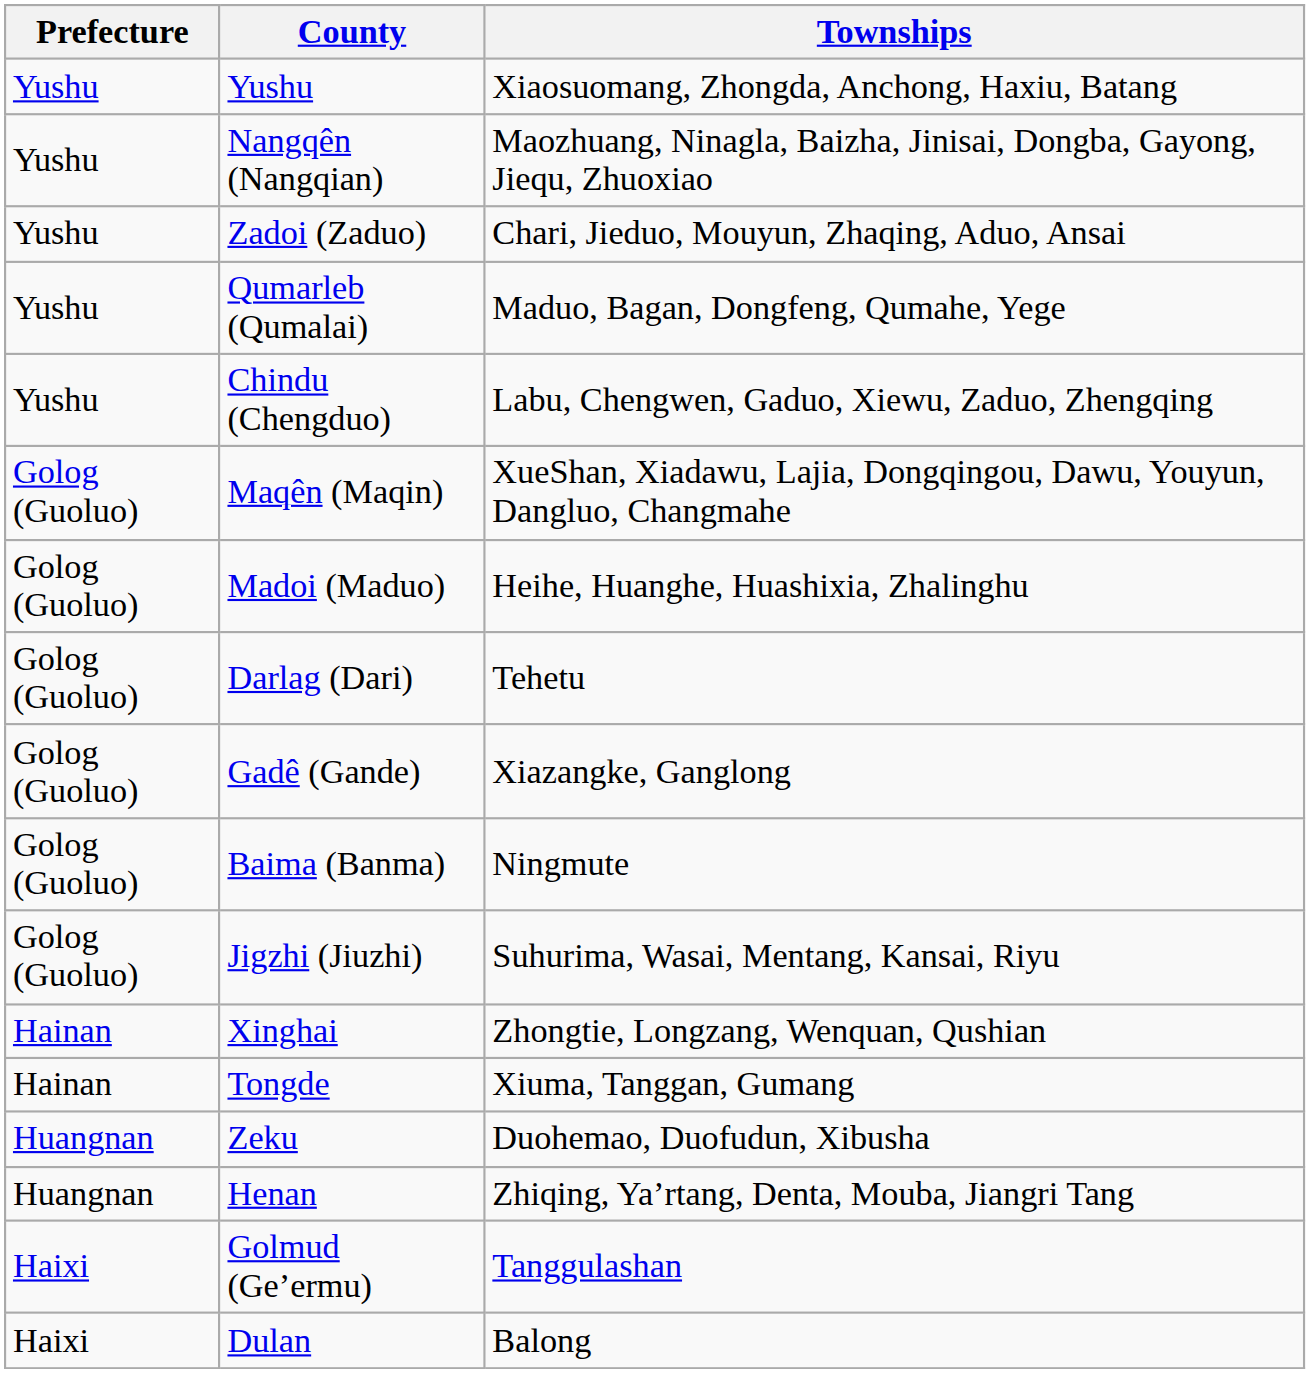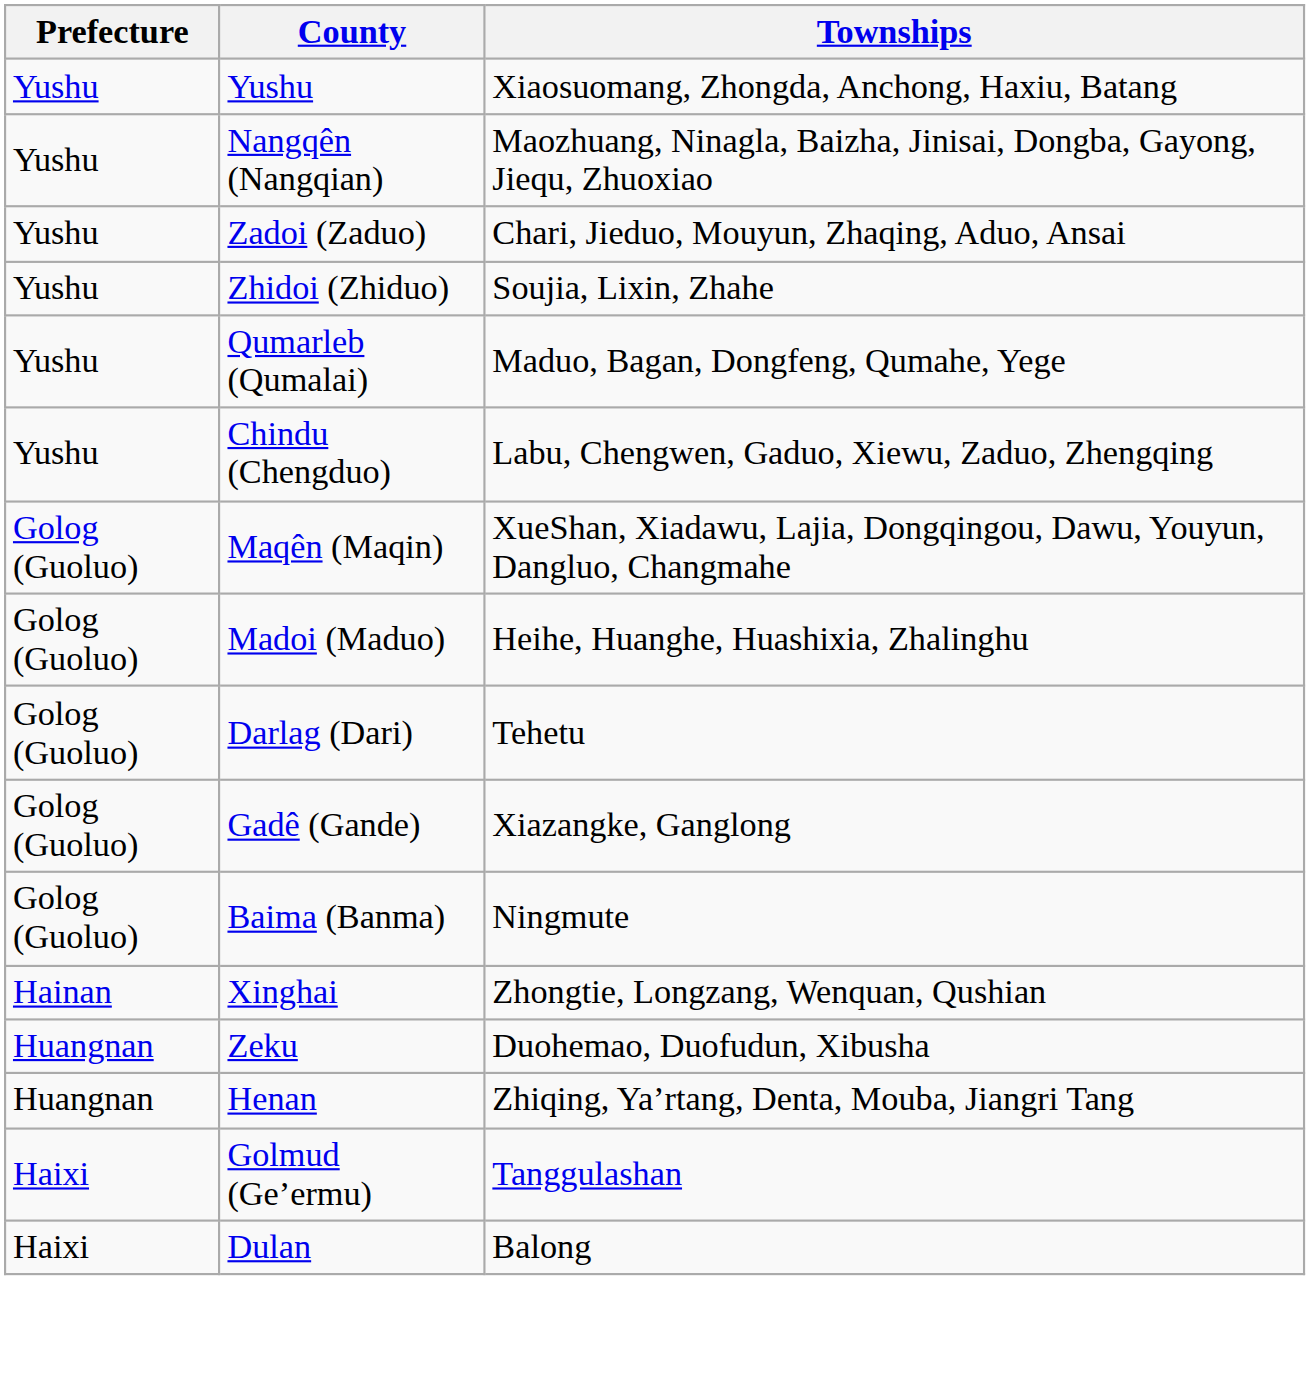+ row: (338, 287)
- row: (325, 956)
- row: (279, 1084)
